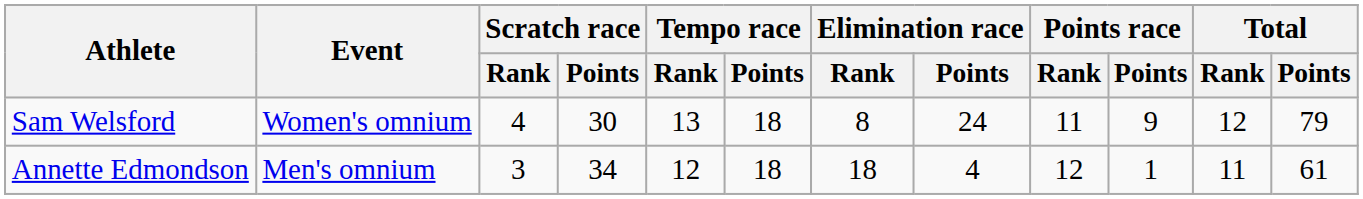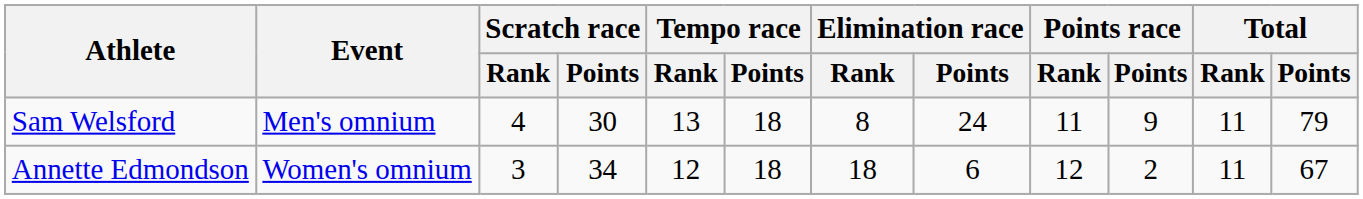(367, 121) Women's omnium -> (349, 121) Men's omnium
(1232, 121) 12 -> (1232, 121) 11
(349, 169) Men's omnium -> (367, 169) Women's omnium
(972, 169) 4 -> (972, 169) 6
(1151, 169) 1 -> (1151, 169) 2
(1314, 169) 61 -> (1314, 169) 67
